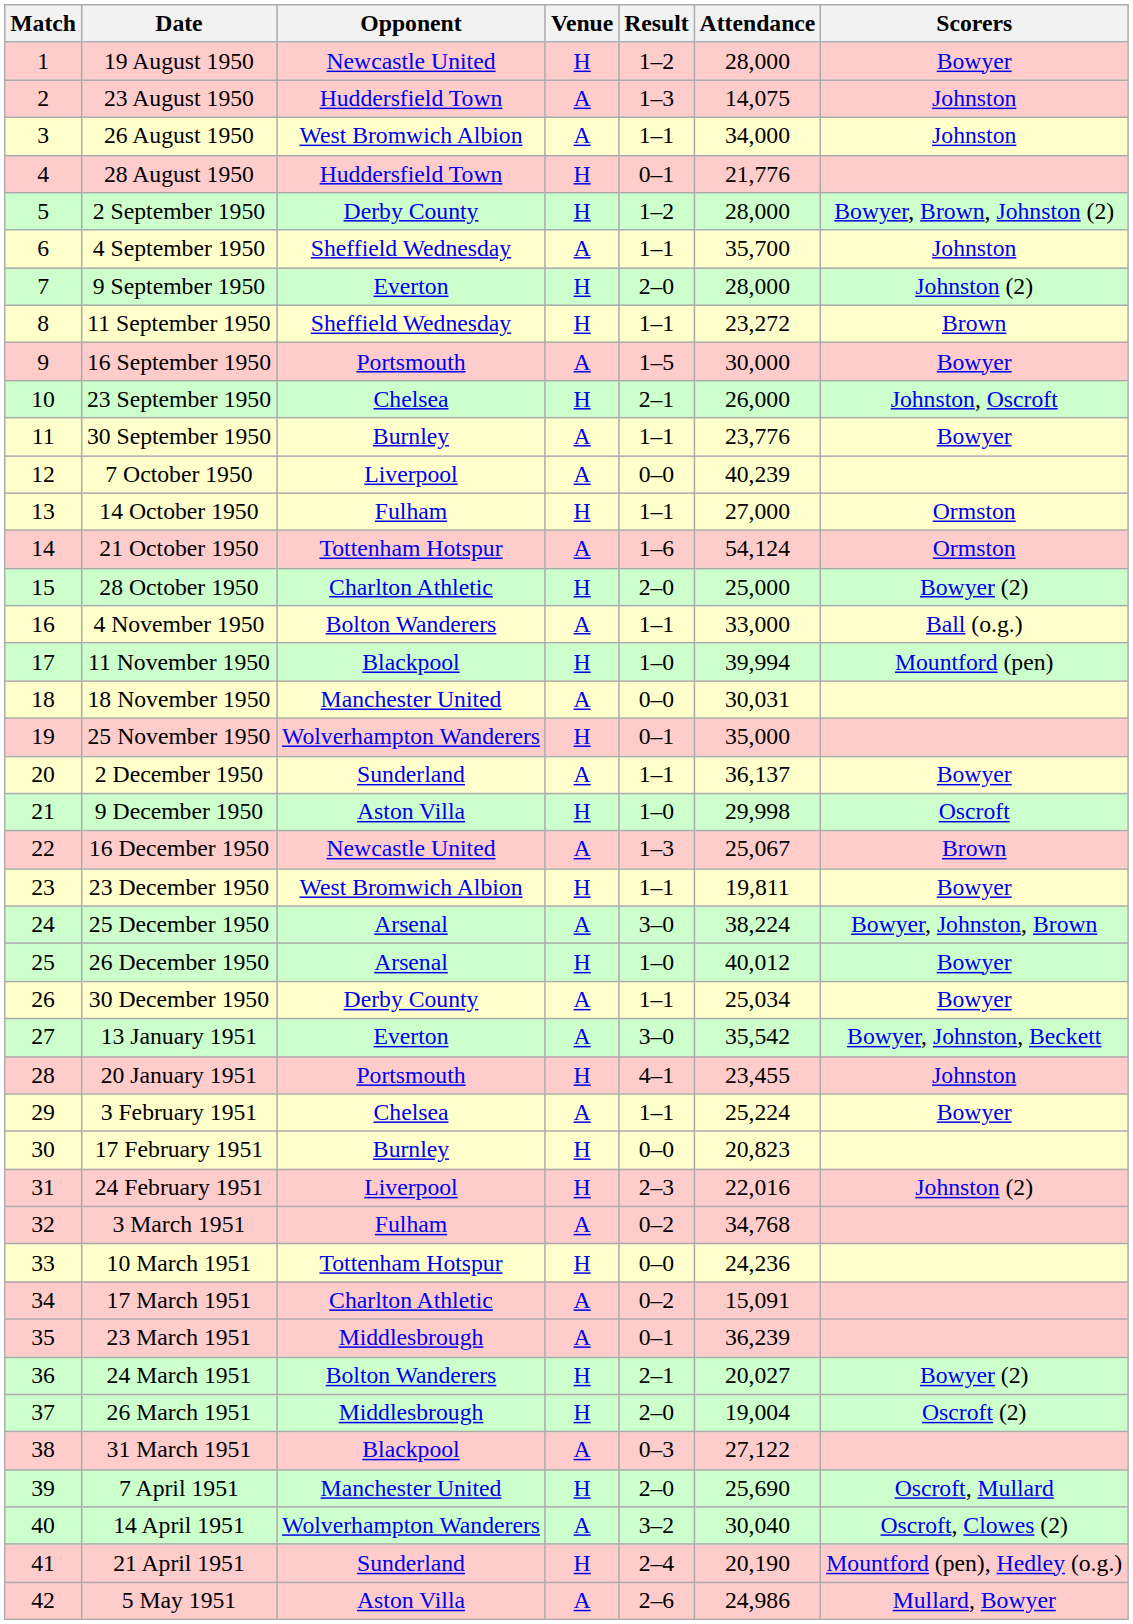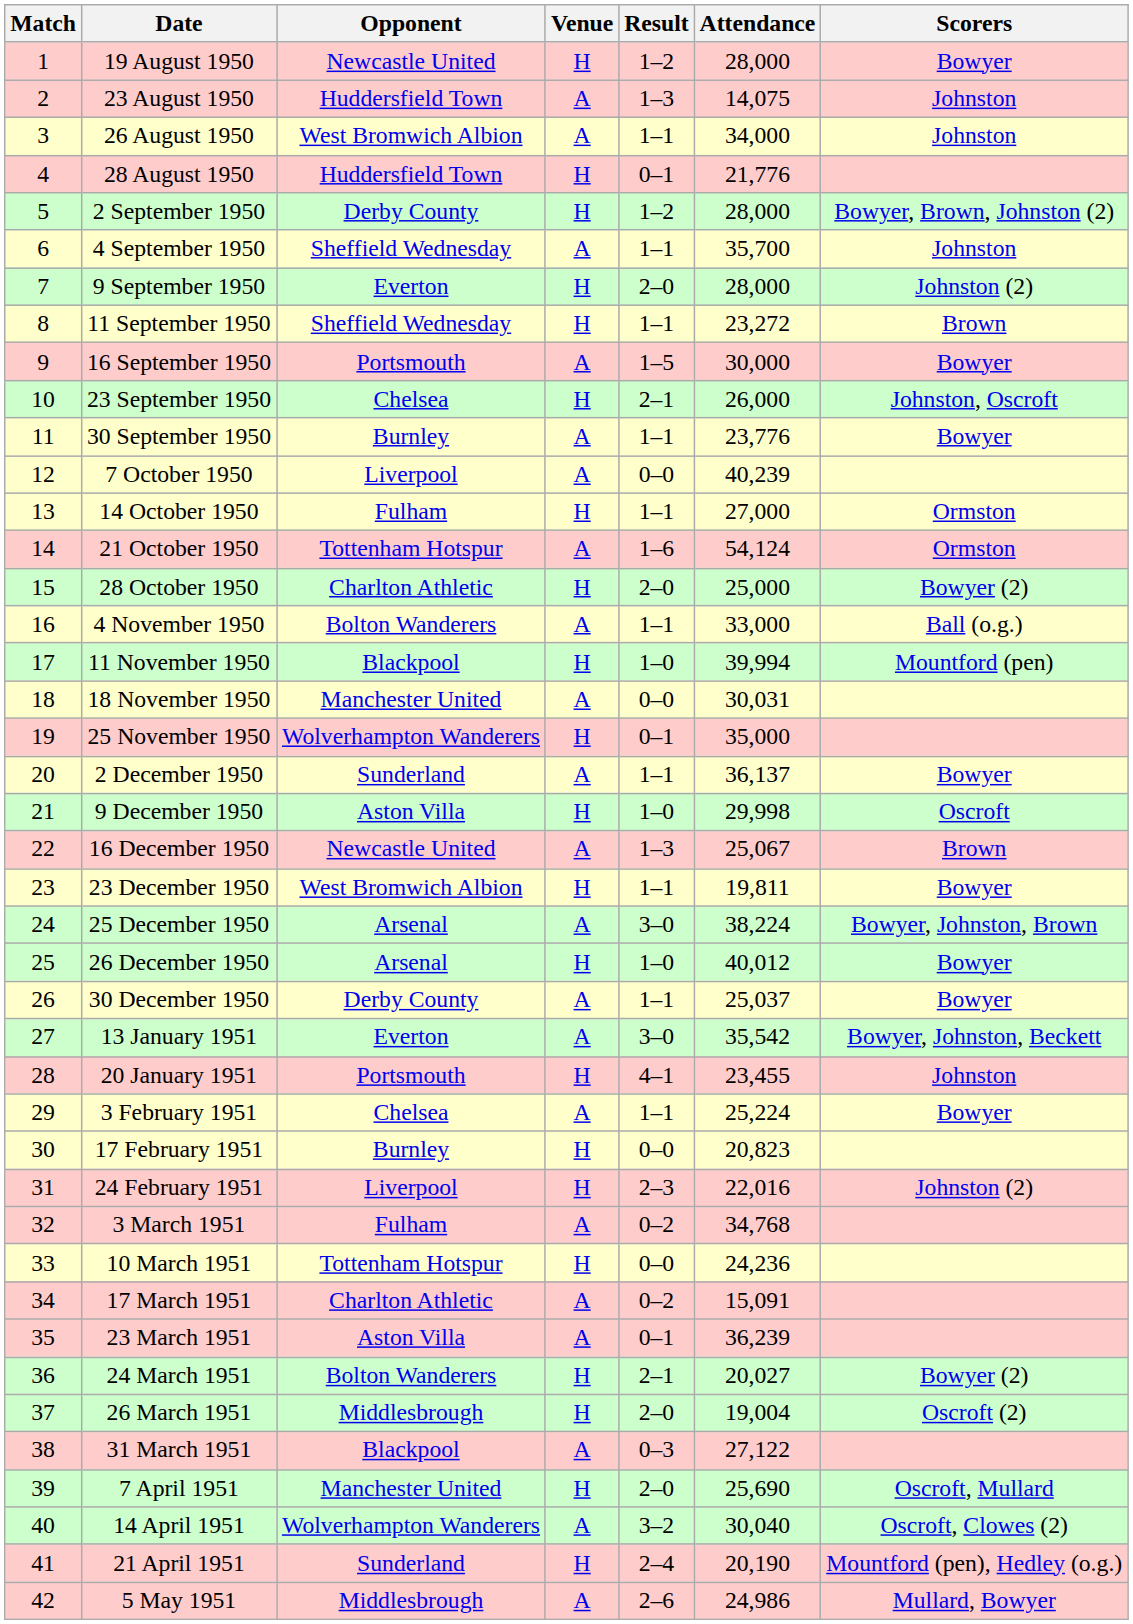(757, 999) 25,034 -> (757, 999) 25,037
(411, 1337) Middlesbrough -> (411, 1337) Aston Villa
(411, 1600) Aston Villa -> (411, 1600) Middlesbrough
